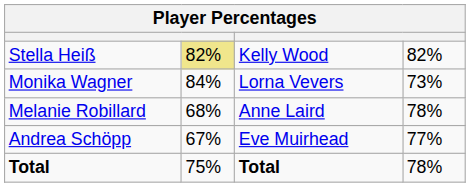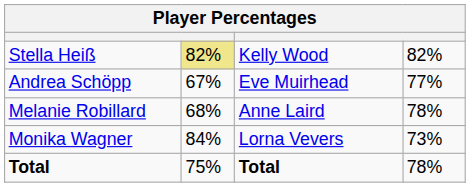rows swapped: (71, 83) <-> (70, 139)
